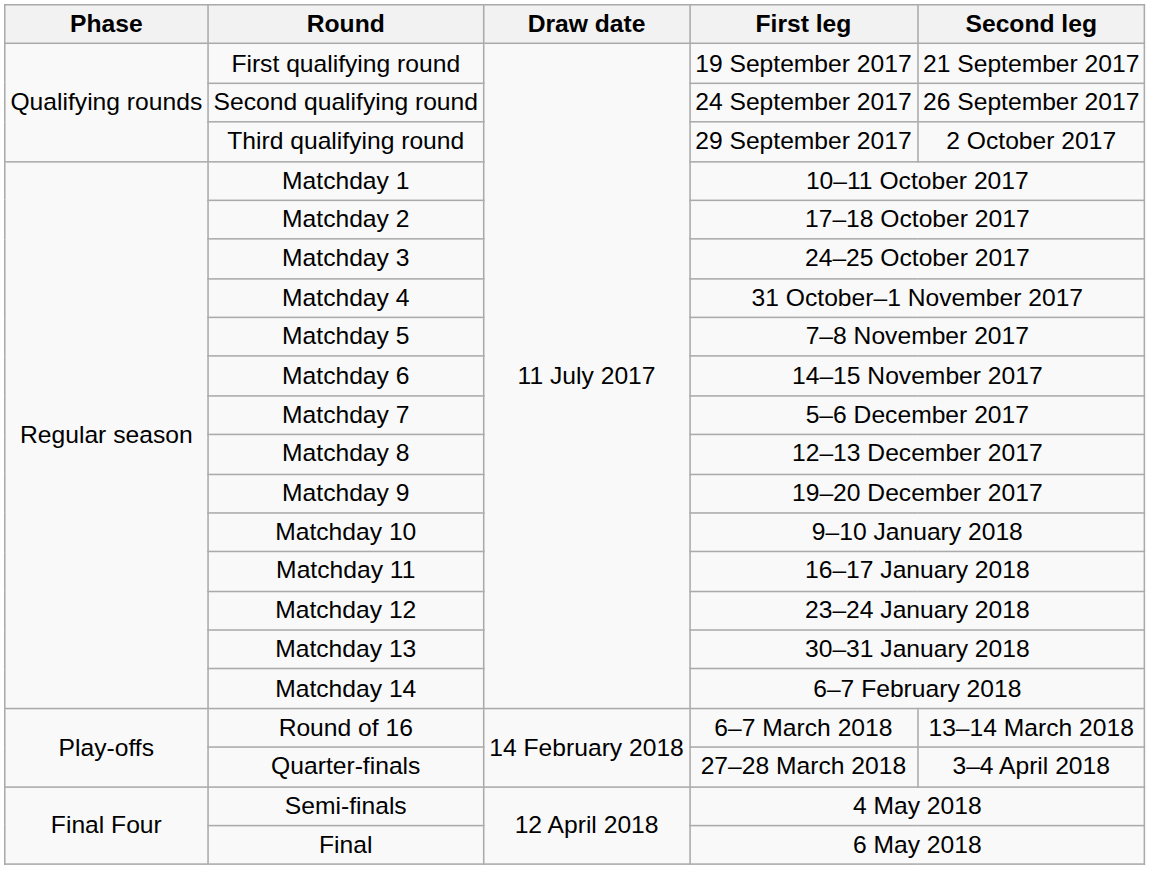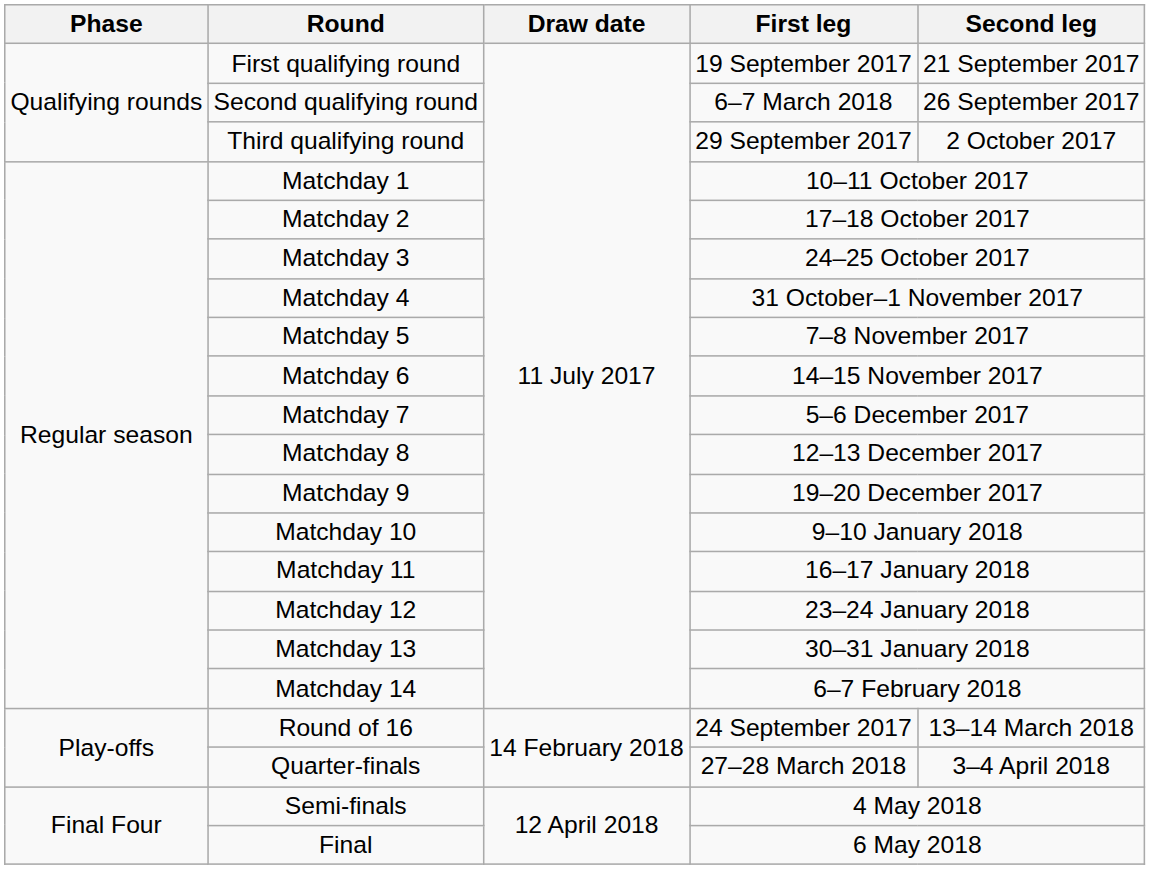(803, 102) 24 September 2017 -> (803, 102) 6–7 March 2018
(803, 727) 6–7 March 2018 -> (803, 727) 24 September 2017
